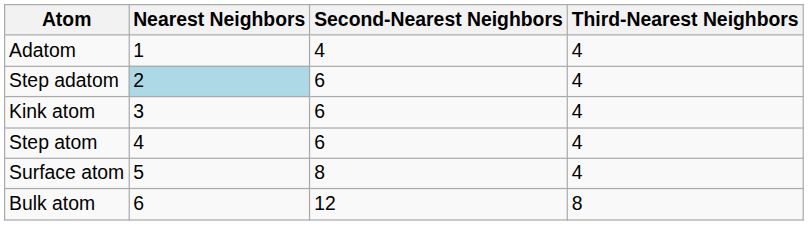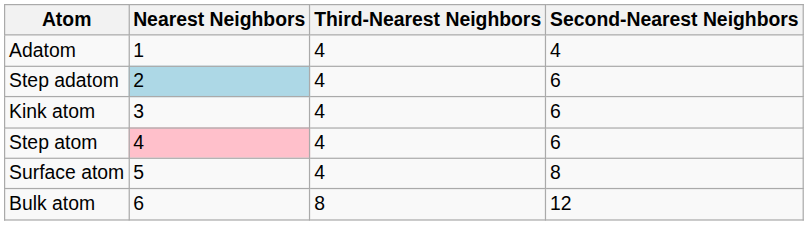columns swapped: (438, 19) <-> (685, 19)
(139, 142) no background -> (139, 142) pink background
